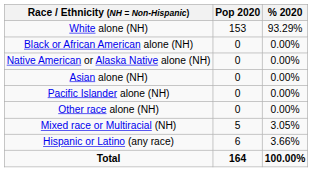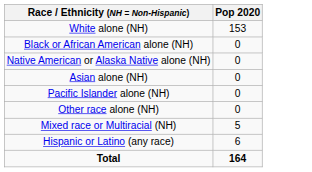- column: (285, 12)
